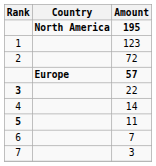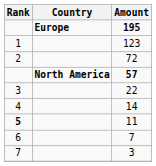(72, 28) North America -> (52, 28) Europe
(52, 75) Europe -> (72, 75) North America
(18, 91) bold -> (18, 91) normal
